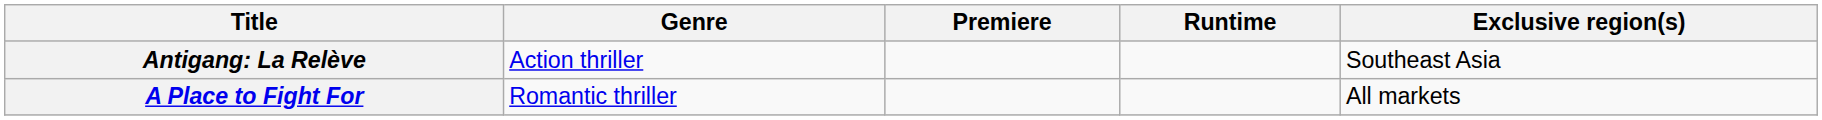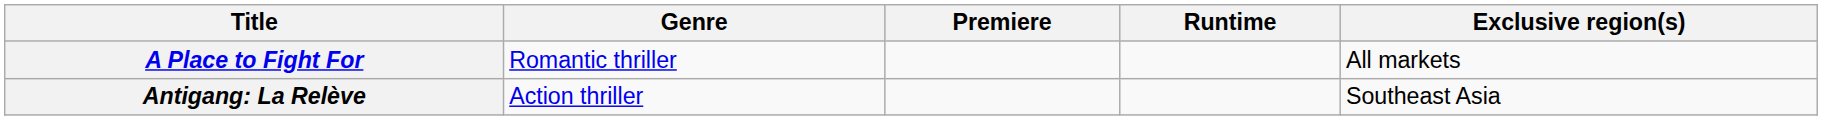rows swapped: (254, 96) <-> (254, 59)
